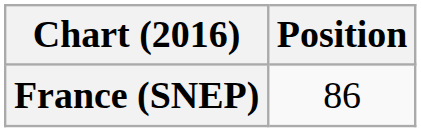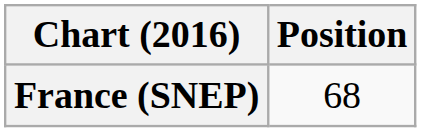(342, 94) 86 -> (342, 94) 68
